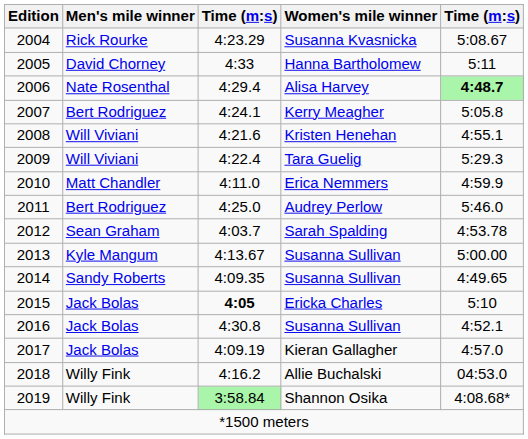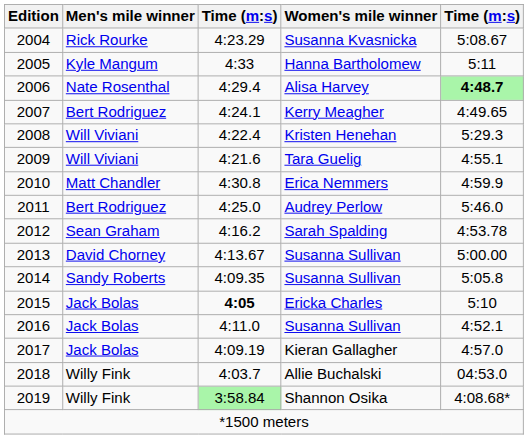(116, 64) David Chorney -> (112, 64) Kyle Mangum
(482, 111) 5:05.8 -> (482, 111) 4:49.65
(240, 135) 4:21.6 -> (240, 135) 4:22.4
(482, 135) 4:55.1 -> (482, 135) 5:29.3
(240, 159) 4:22.4 -> (240, 159) 4:21.6
(482, 159) 5:29.3 -> (482, 159) 4:55.1
(240, 183) 4:11.0 -> (240, 183) 4:30.8
(240, 231) 4:03.7 -> (240, 231) 4:16.2
(112, 254) Kyle Mangum -> (116, 254) David Chorney
(482, 278) 4:49.65 -> (482, 278) 5:05.8
(240, 326) 4:30.8 -> (240, 326) 4:11.0
(240, 374) 4:16.2 -> (240, 374) 4:03.7
